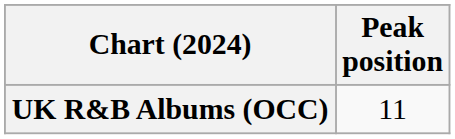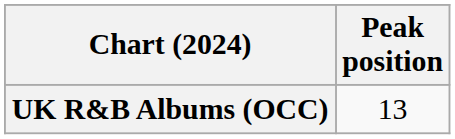(393, 108) 11 -> (393, 108) 13
